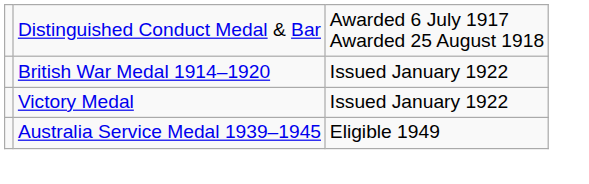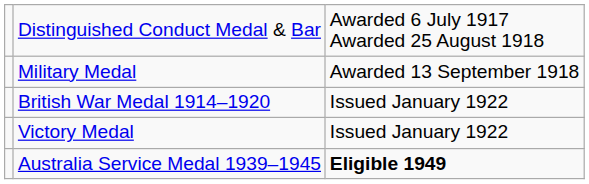+ row: (77, 71)
(385, 132) normal -> (388, 163) bold
